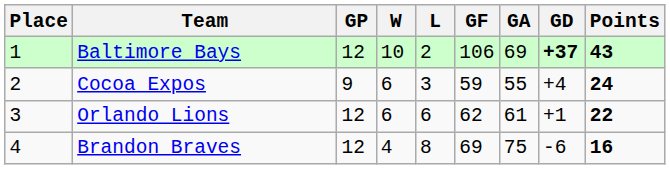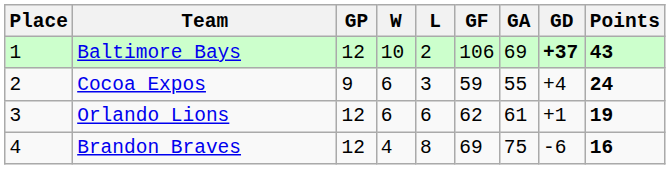(601, 116) 22 -> (601, 116) 19
